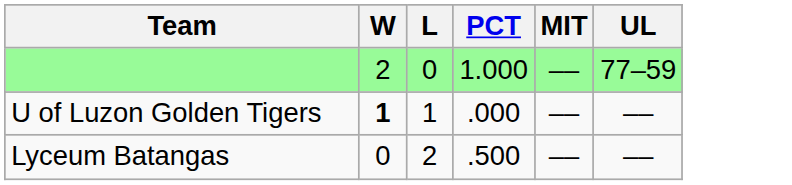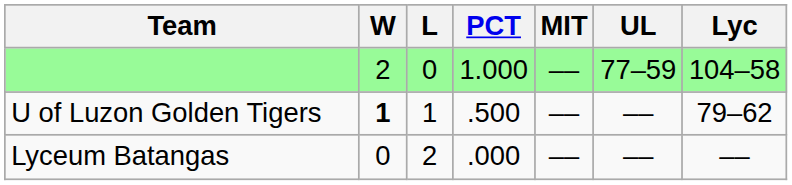+ column: (735, 26)
(494, 112) .000 -> (494, 112) .500
(494, 156) .500 -> (494, 156) .000
